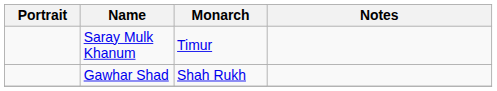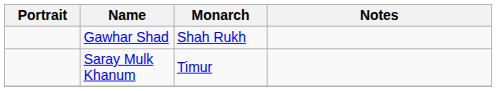rows swapped: (118, 45) <-> (126, 75)
